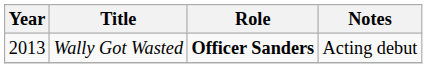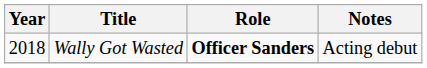(27, 47) 2013 -> (27, 47) 2018
